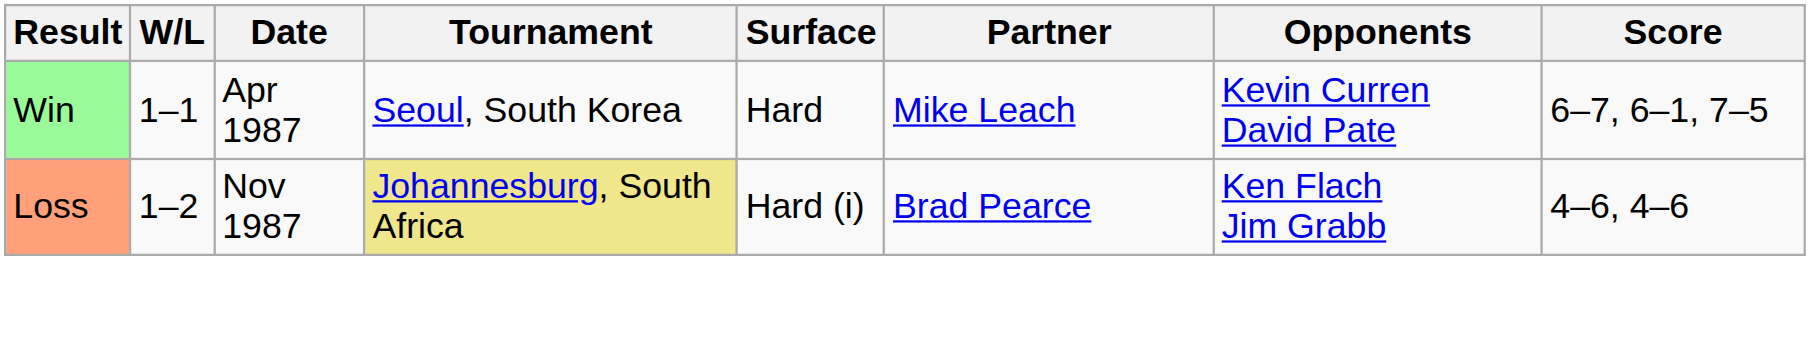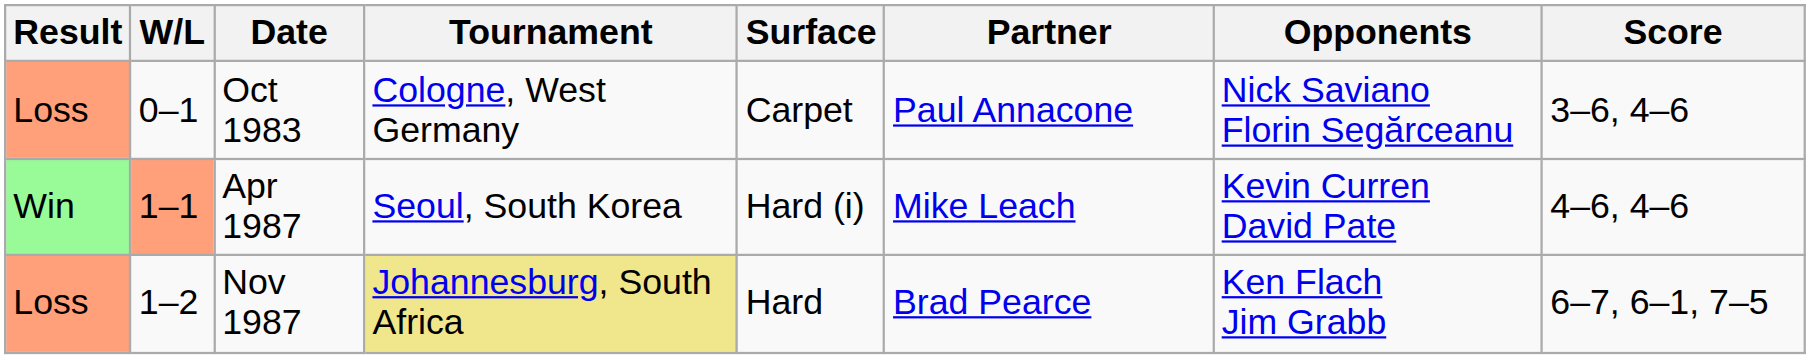+ row: (262, 109)
(169, 109) no background -> (169, 206) lightsalmon background
(784, 109) Hard -> (805, 206) Hard (i)
(1659, 109) 6–7, 6–1, 7–5 -> (1620, 206) 4–6, 4–6
(805, 206) Hard (i) -> (784, 302) Hard
(1620, 206) 4–6, 4–6 -> (1659, 302) 6–7, 6–1, 7–5
